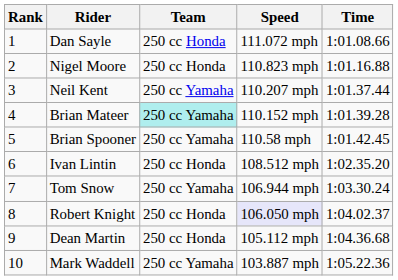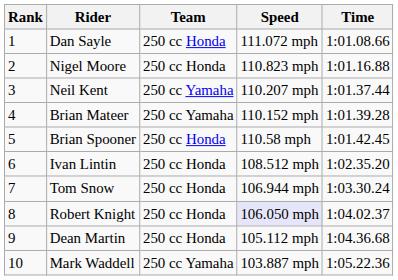(188, 115) paleturquoise background -> (188, 115) no background
(188, 139) 250 cc Yamaha -> (184, 139) 250 cc Honda
(188, 188) 250 cc Yamaha -> (184, 188) 250 cc Honda
